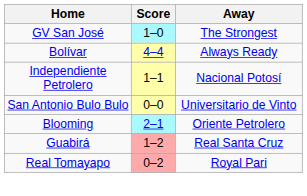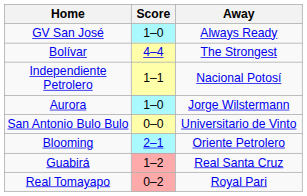(239, 33) The Strongest -> (239, 33) Always Ready
(239, 52) Always Ready -> (239, 52) The Strongest
+ row: (68, 104)
